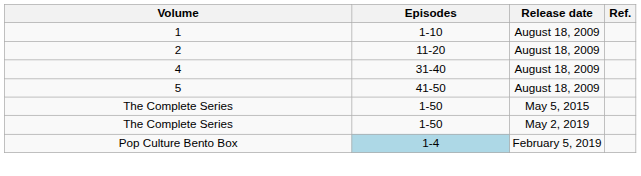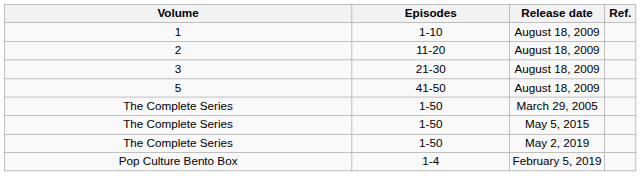+ row: (178, 69)
- row: (178, 69)
+ row: (178, 106)
(431, 143) lightblue background -> (431, 161) no background
